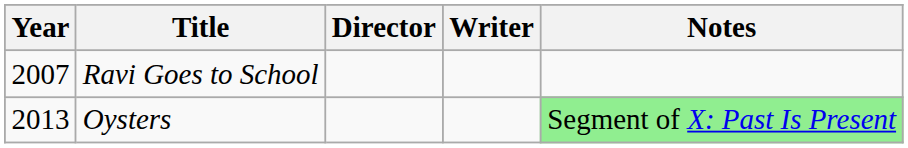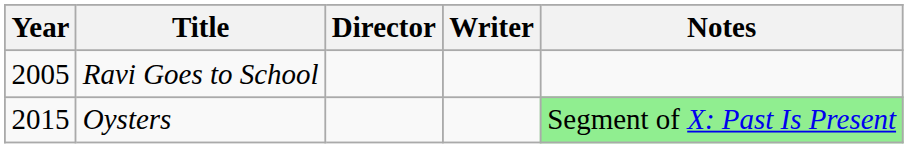(41, 73) 2007 -> (41, 73) 2005
(41, 119) 2013 -> (41, 119) 2015
